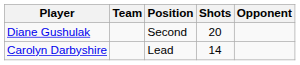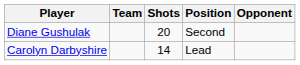columns swapped: (170, 13) <-> (215, 13)
